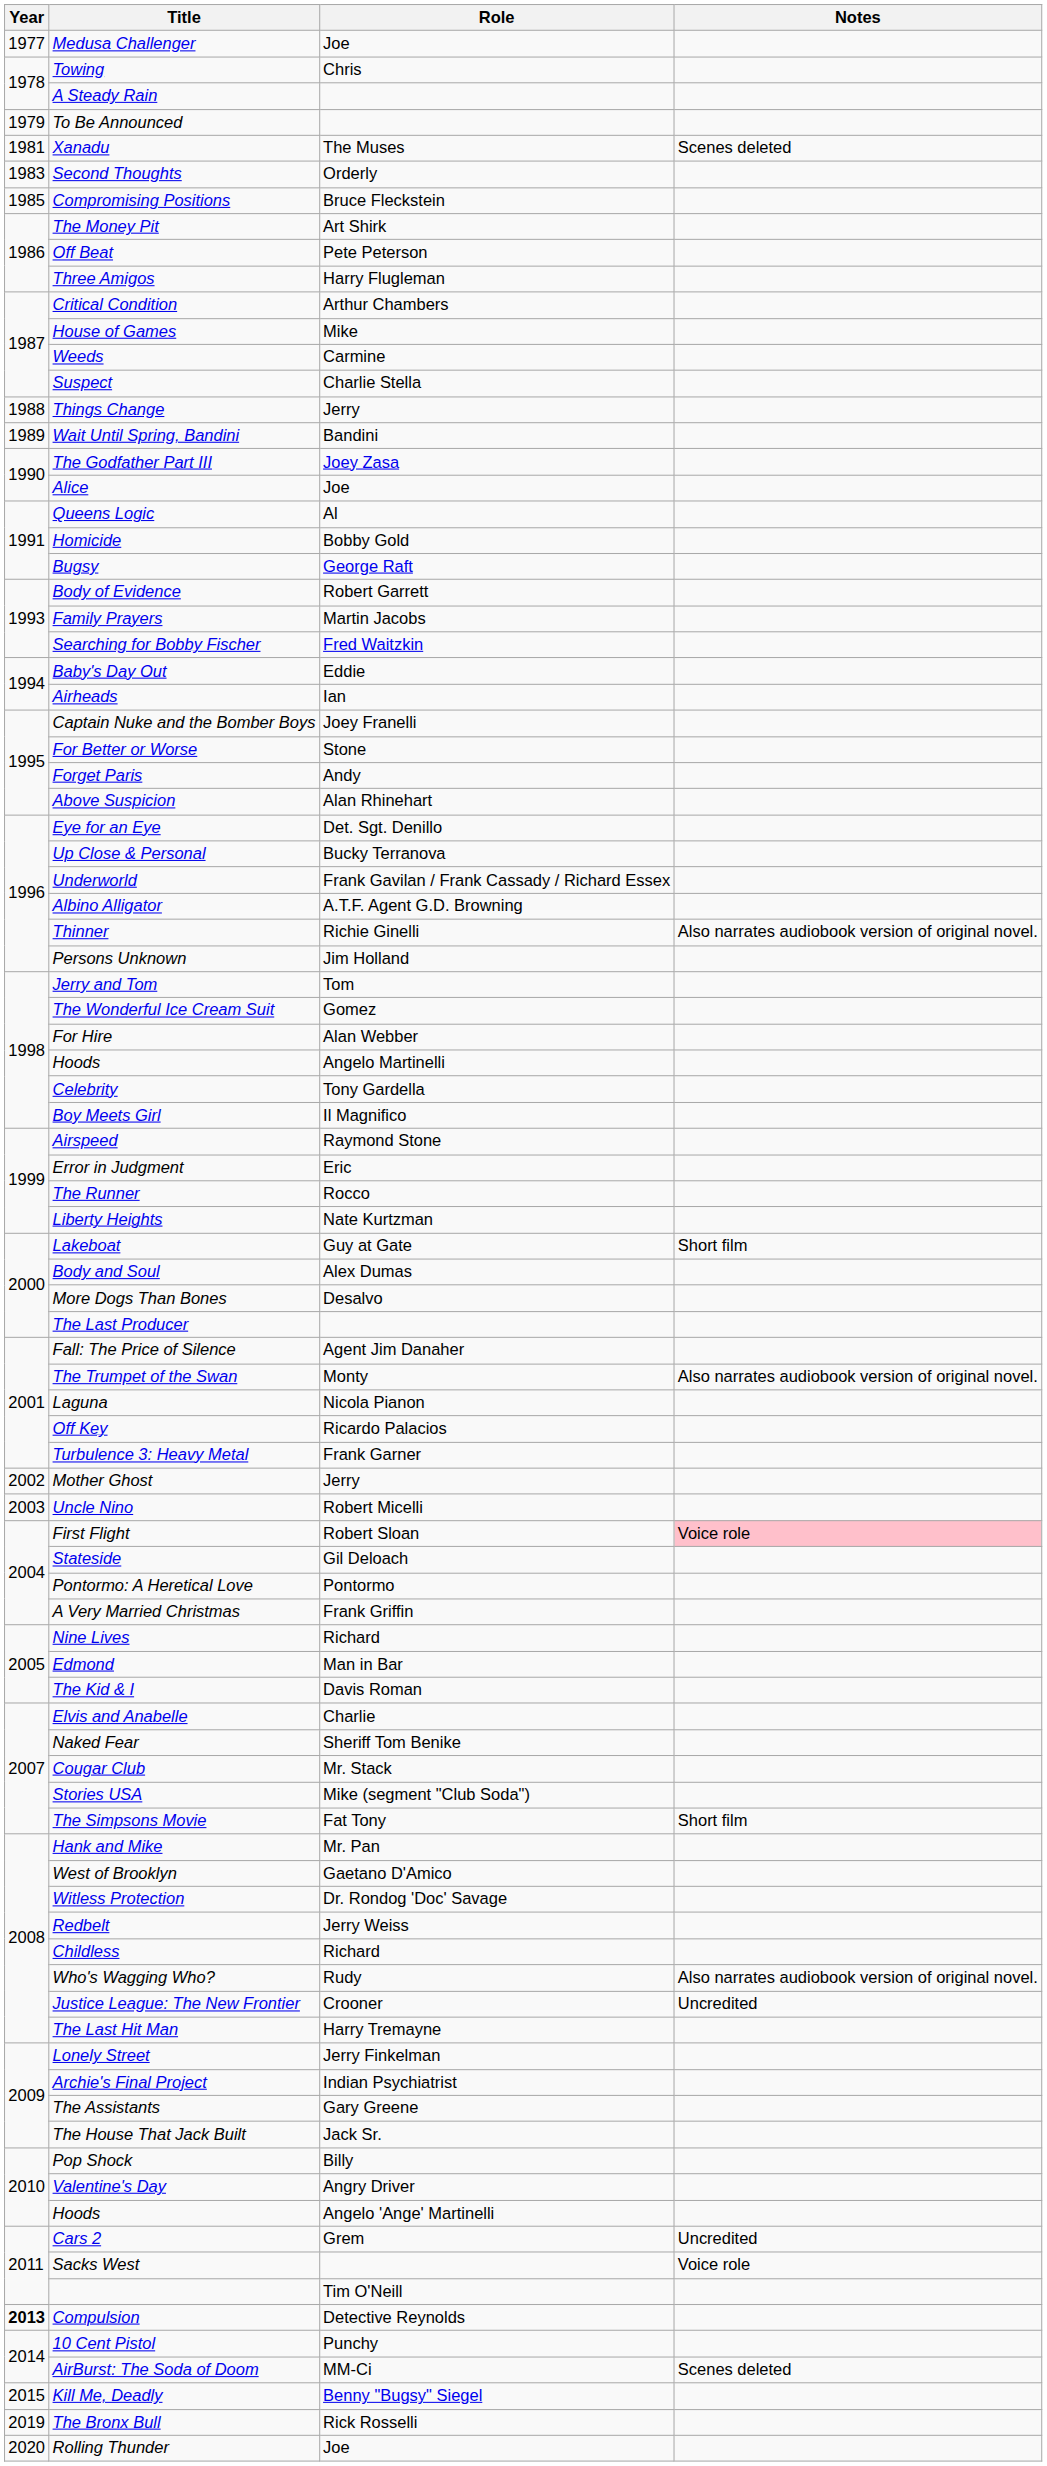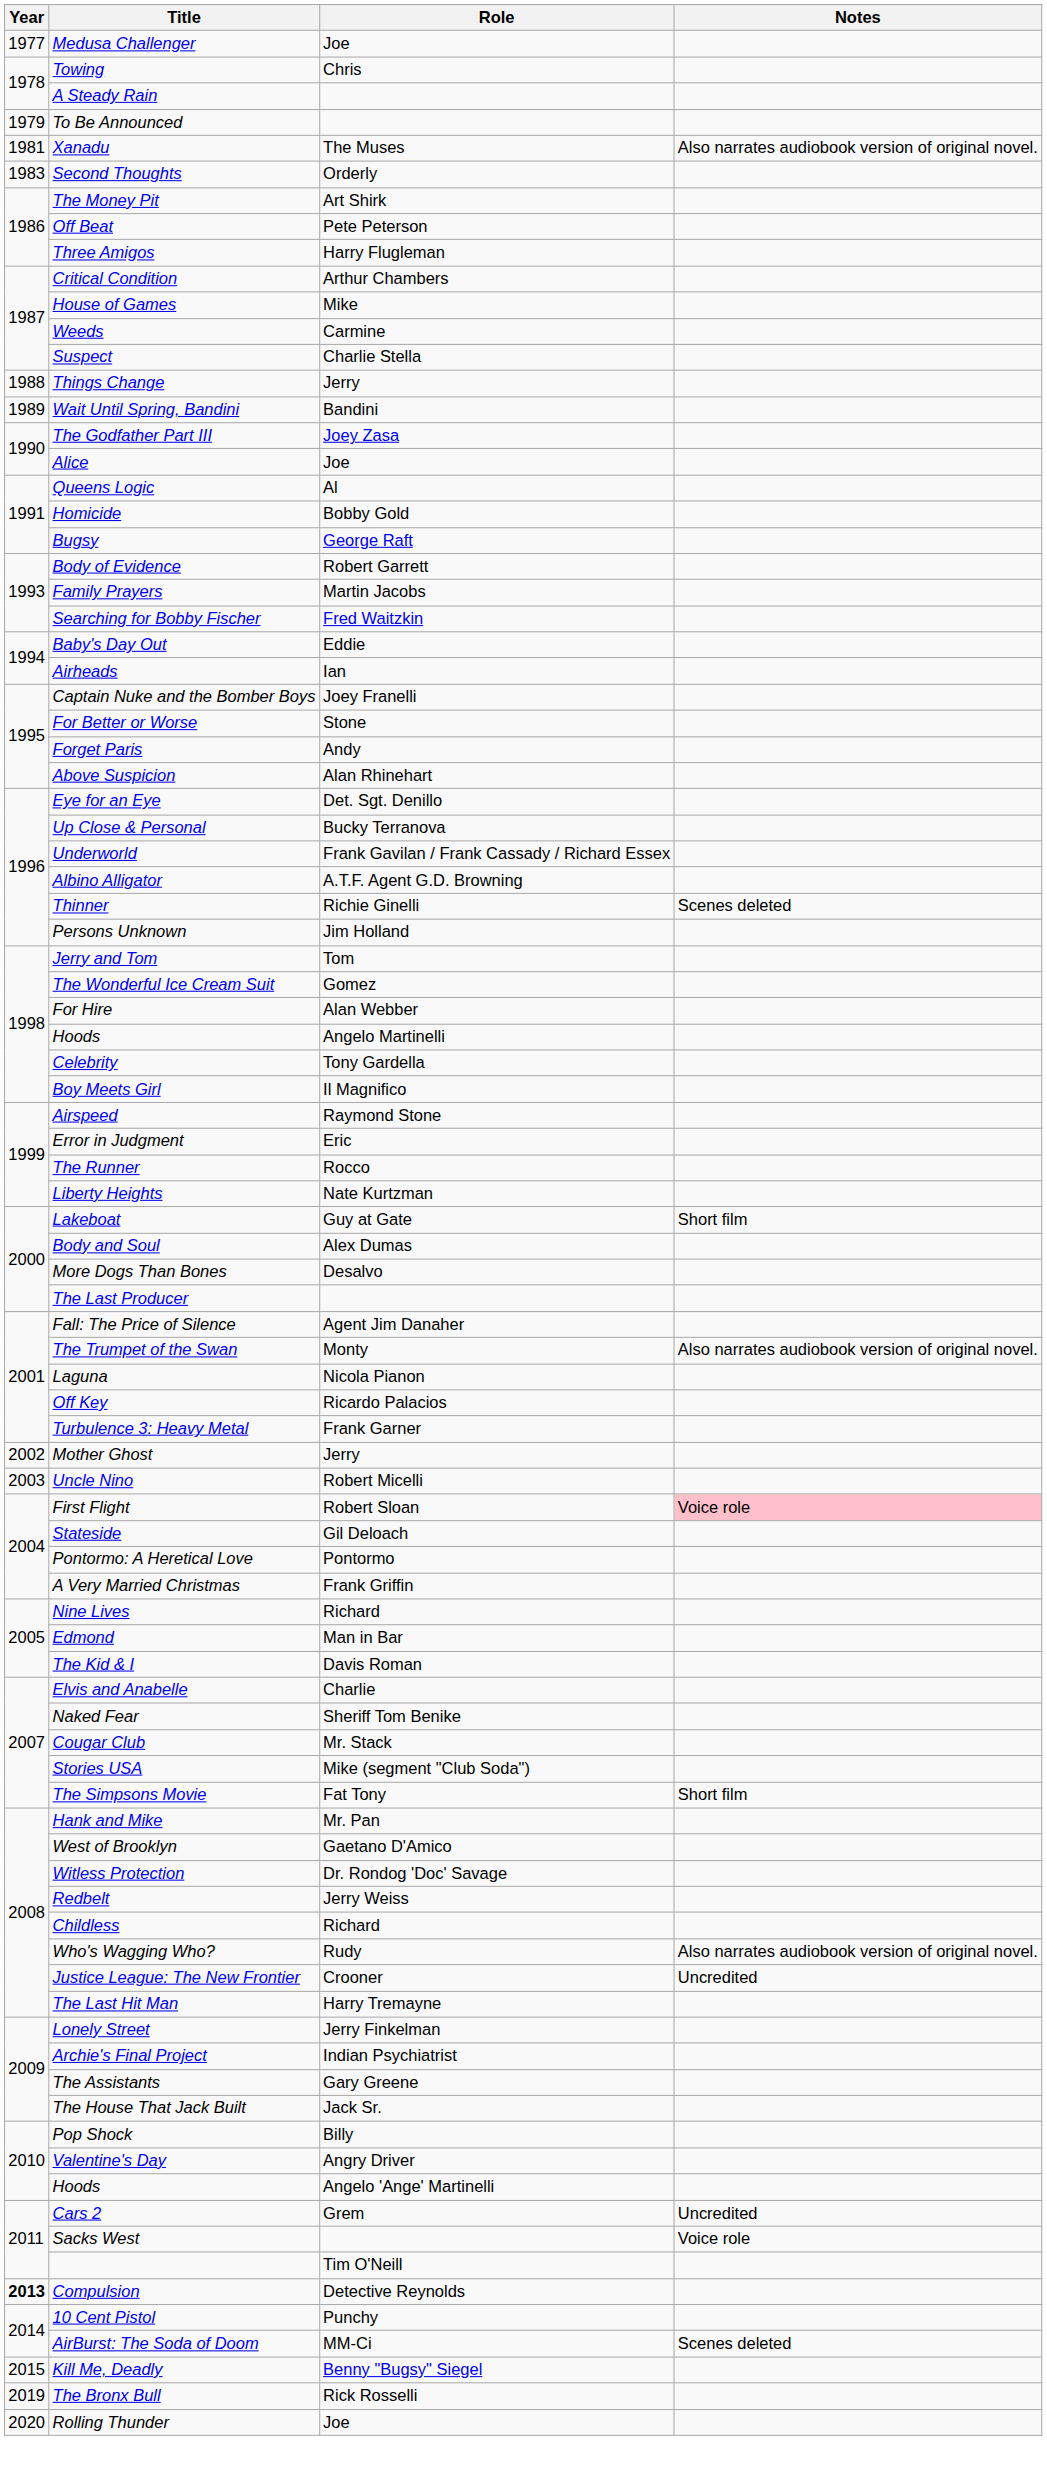(735, 148) Scenes deleted -> (858, 148) Also narrates audiobook version of original novel.
- row: (141, 200)
(858, 932) Also narrates audiobook version of original novel. -> (735, 906) Scenes deleted
